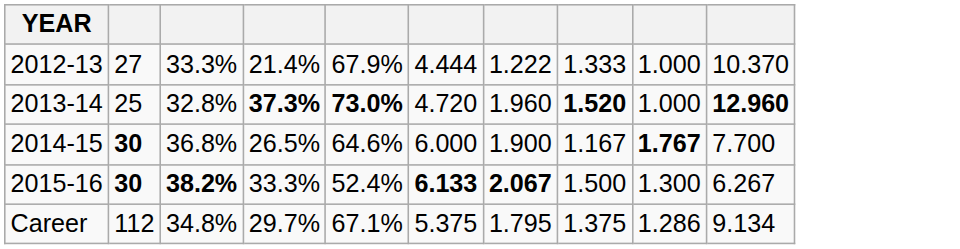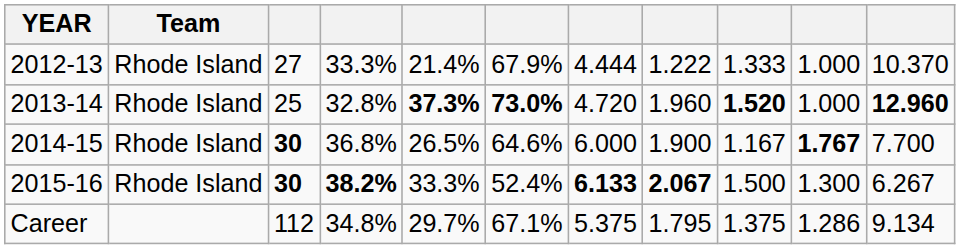+ column: (188, 24)
